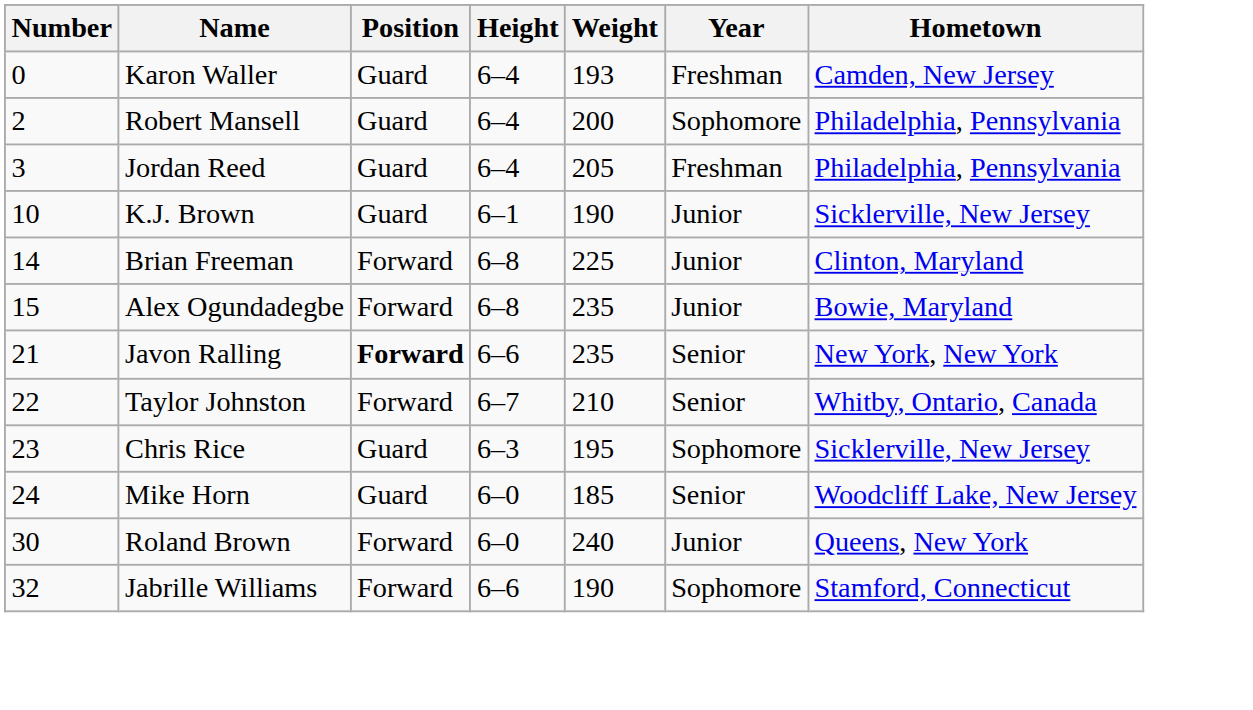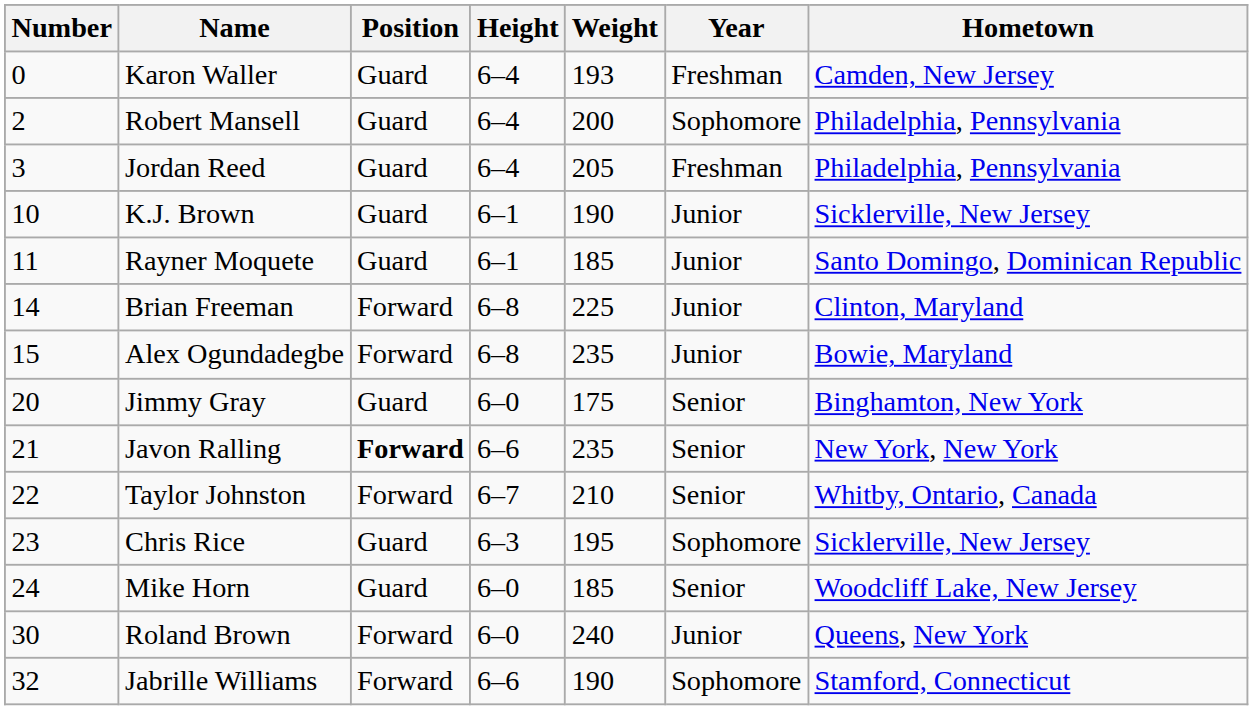+ row: (220, 261)
+ row: (195, 400)
